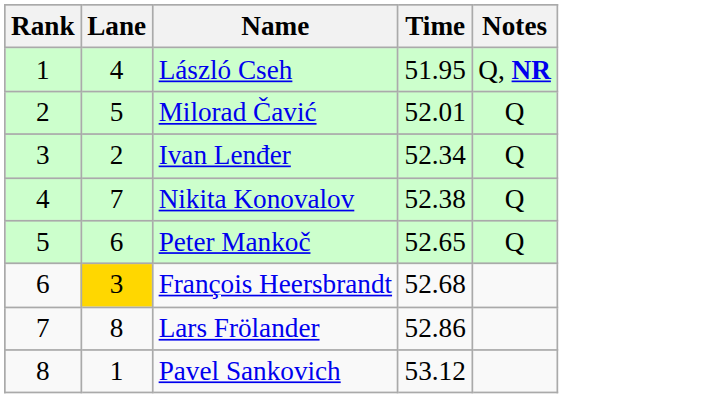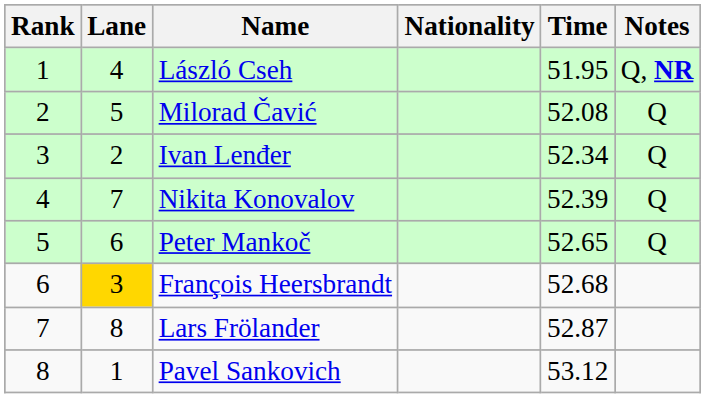+ column: (470, 26)
(435, 112) 52.01 -> (578, 112) 52.08
(435, 198) 52.38 -> (578, 198) 52.39
(435, 328) 52.86 -> (578, 328) 52.87
